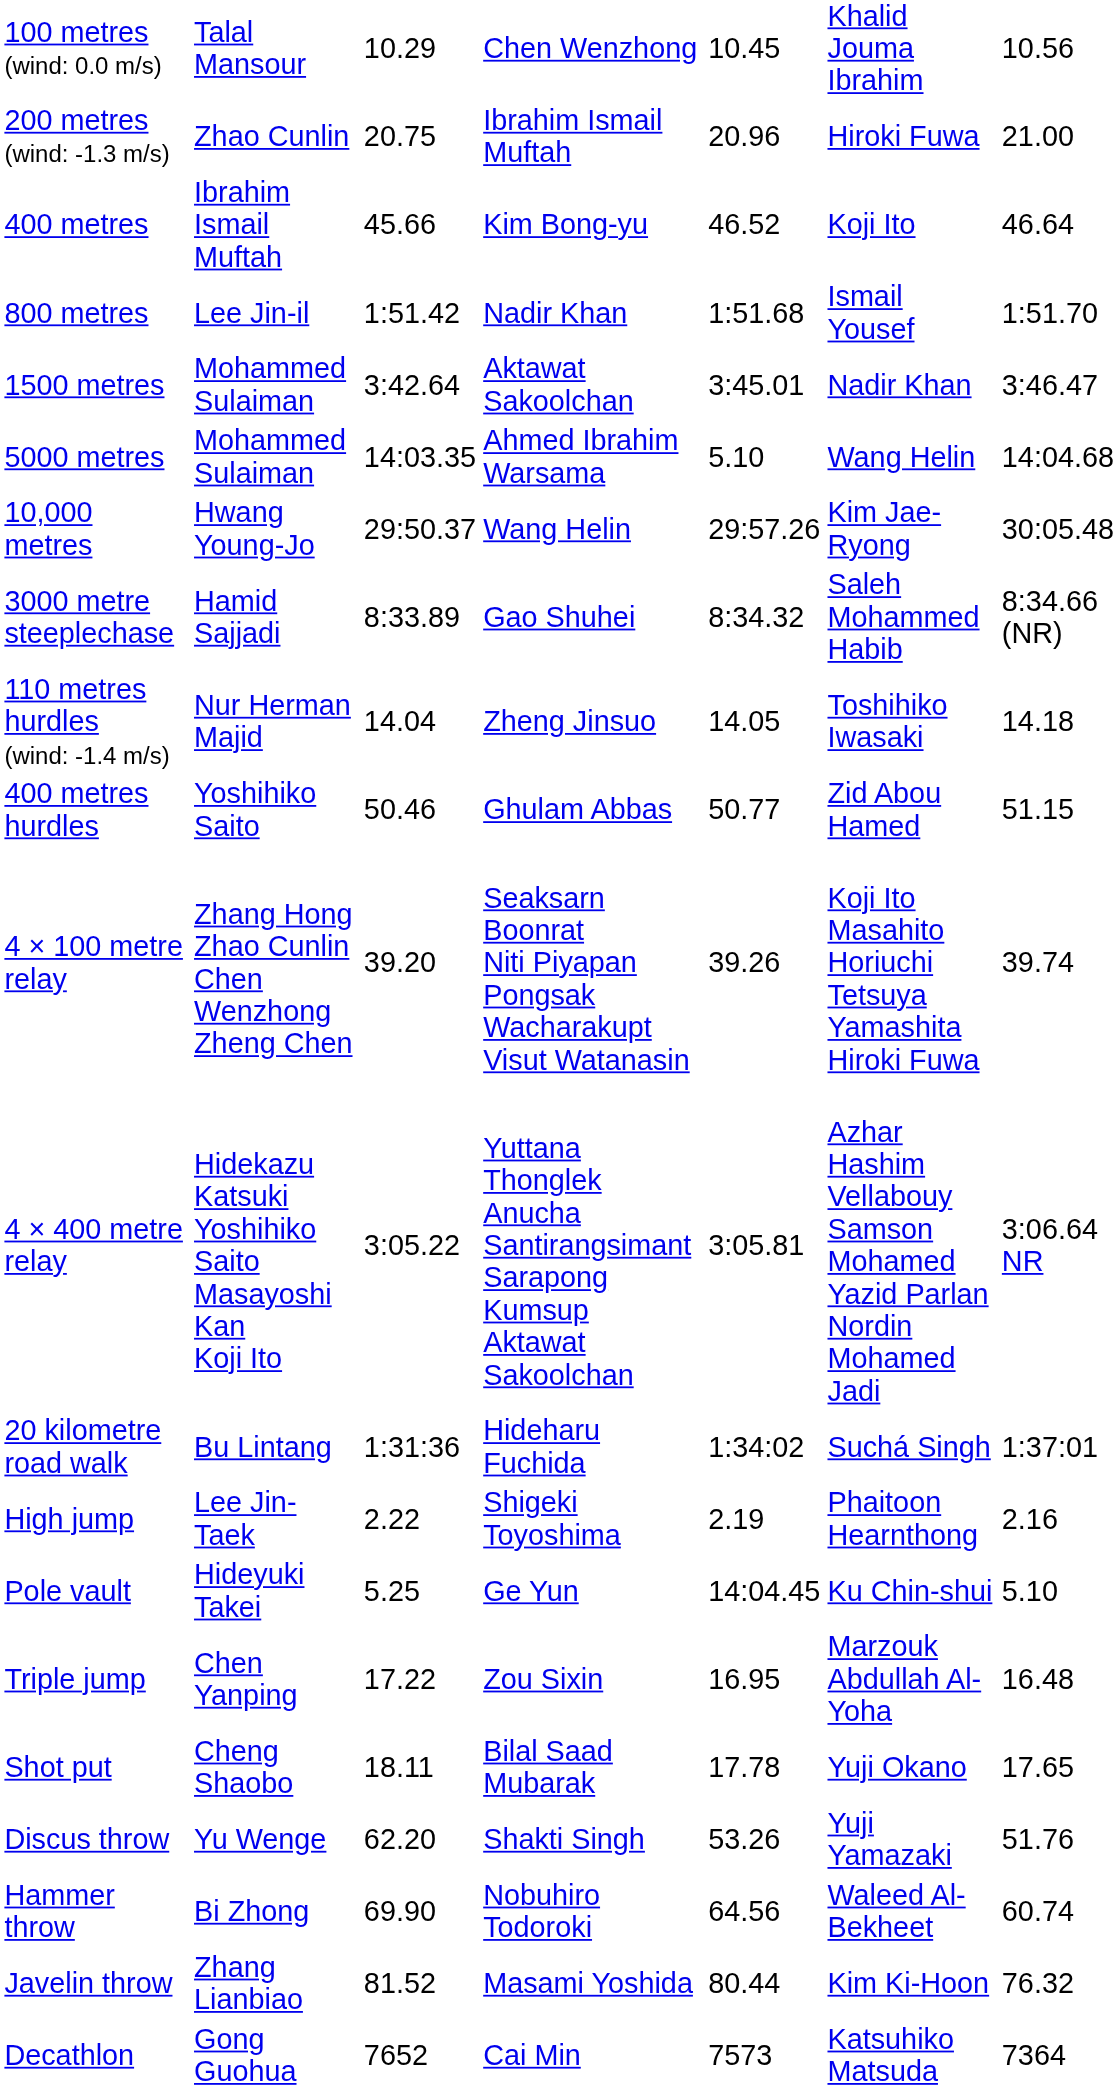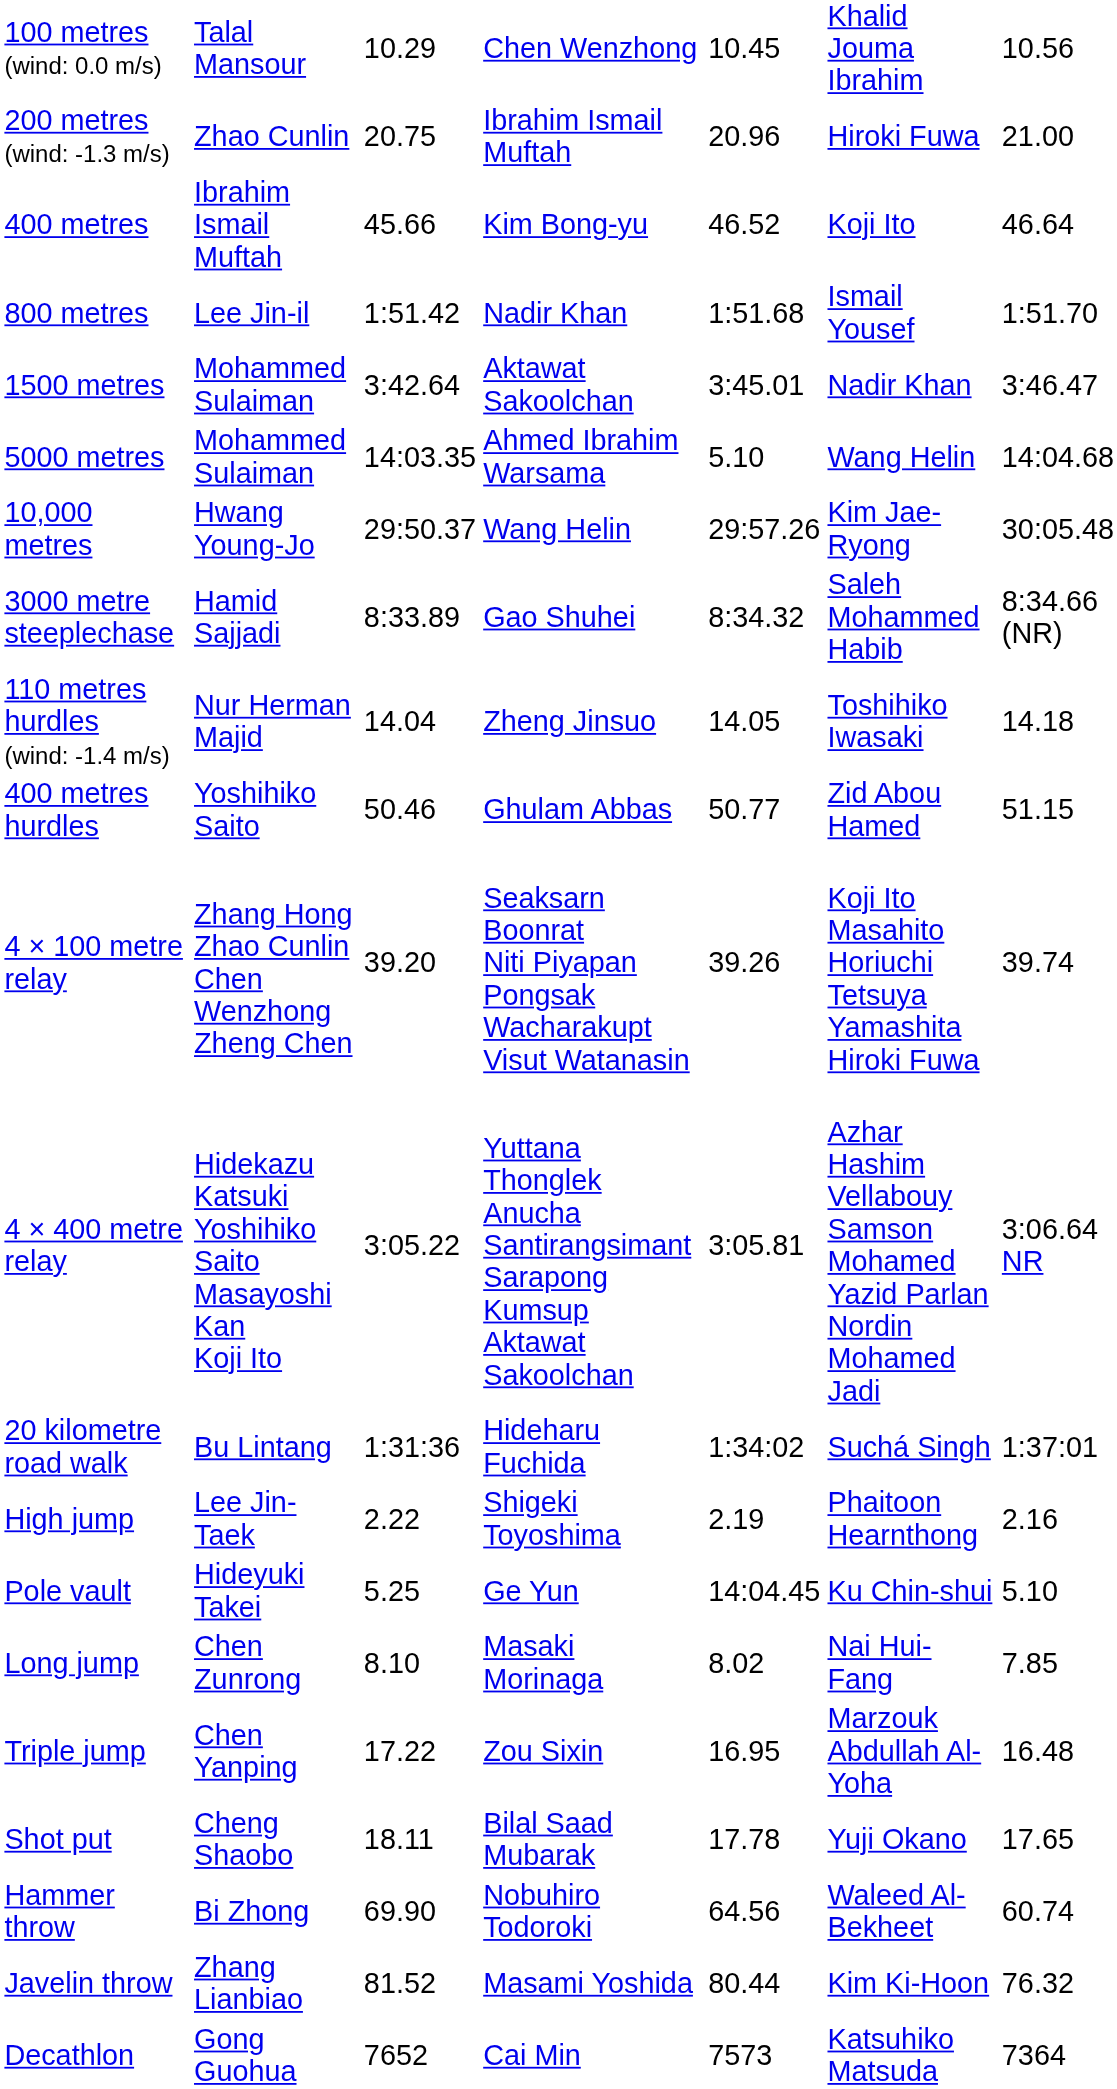+ row: (72, 1663)
- row: (87, 1839)
